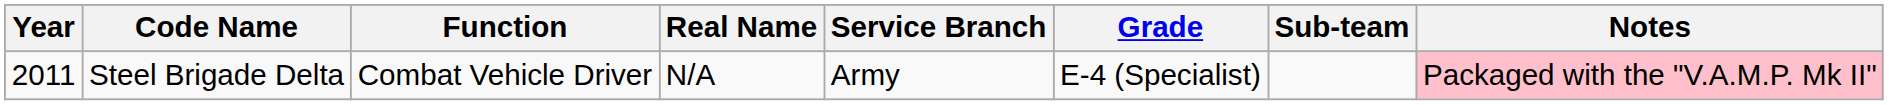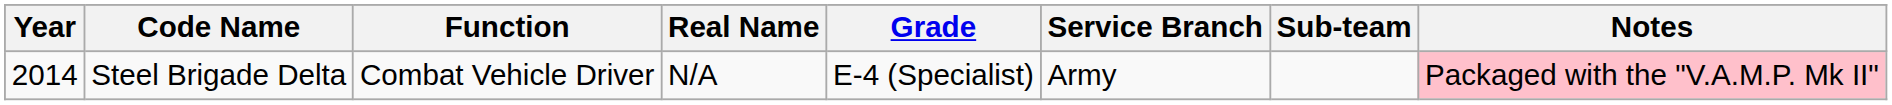columns swapped: (1160, 27) <-> (939, 27)
(44, 74) 2011 -> (45, 74) 2014
